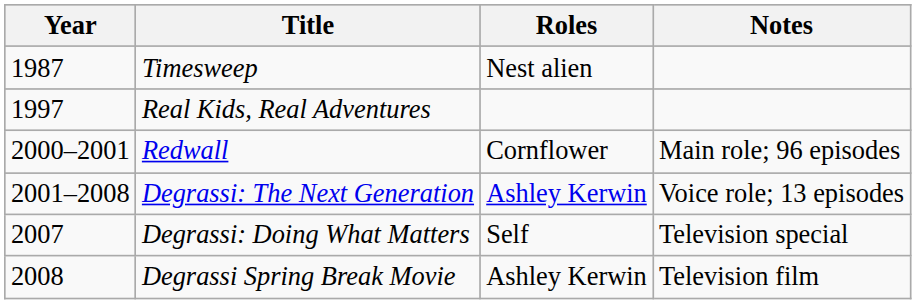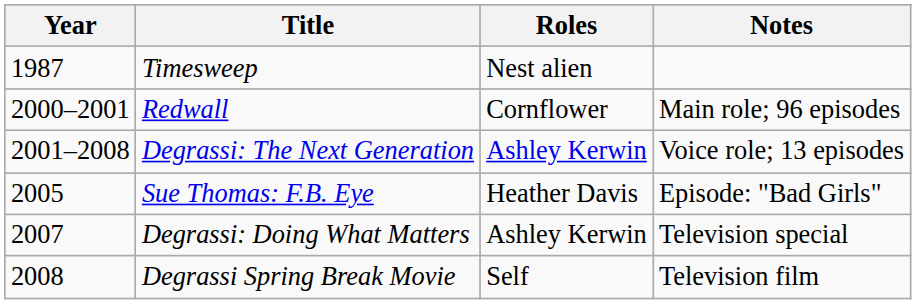- row: (286, 109)
+ row: (258, 192)
(507, 234) Self -> (566, 234) Ashley Kerwin
(566, 276) Ashley Kerwin -> (507, 276) Self
